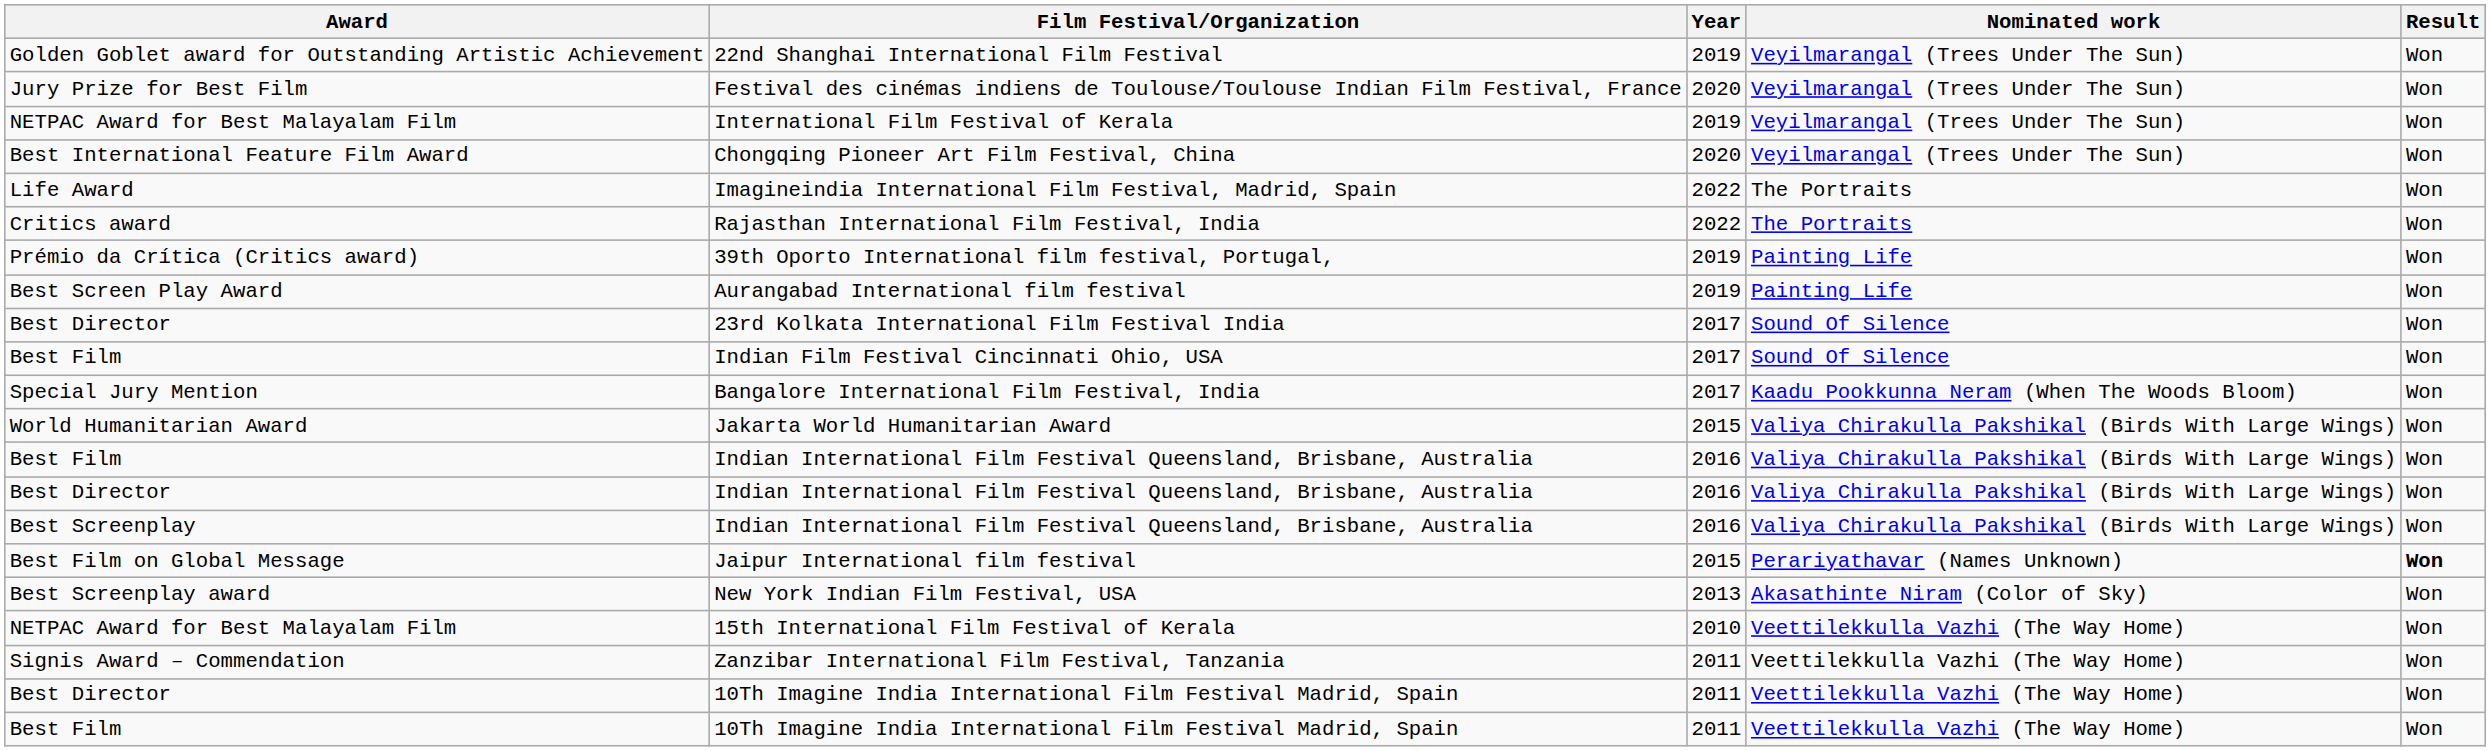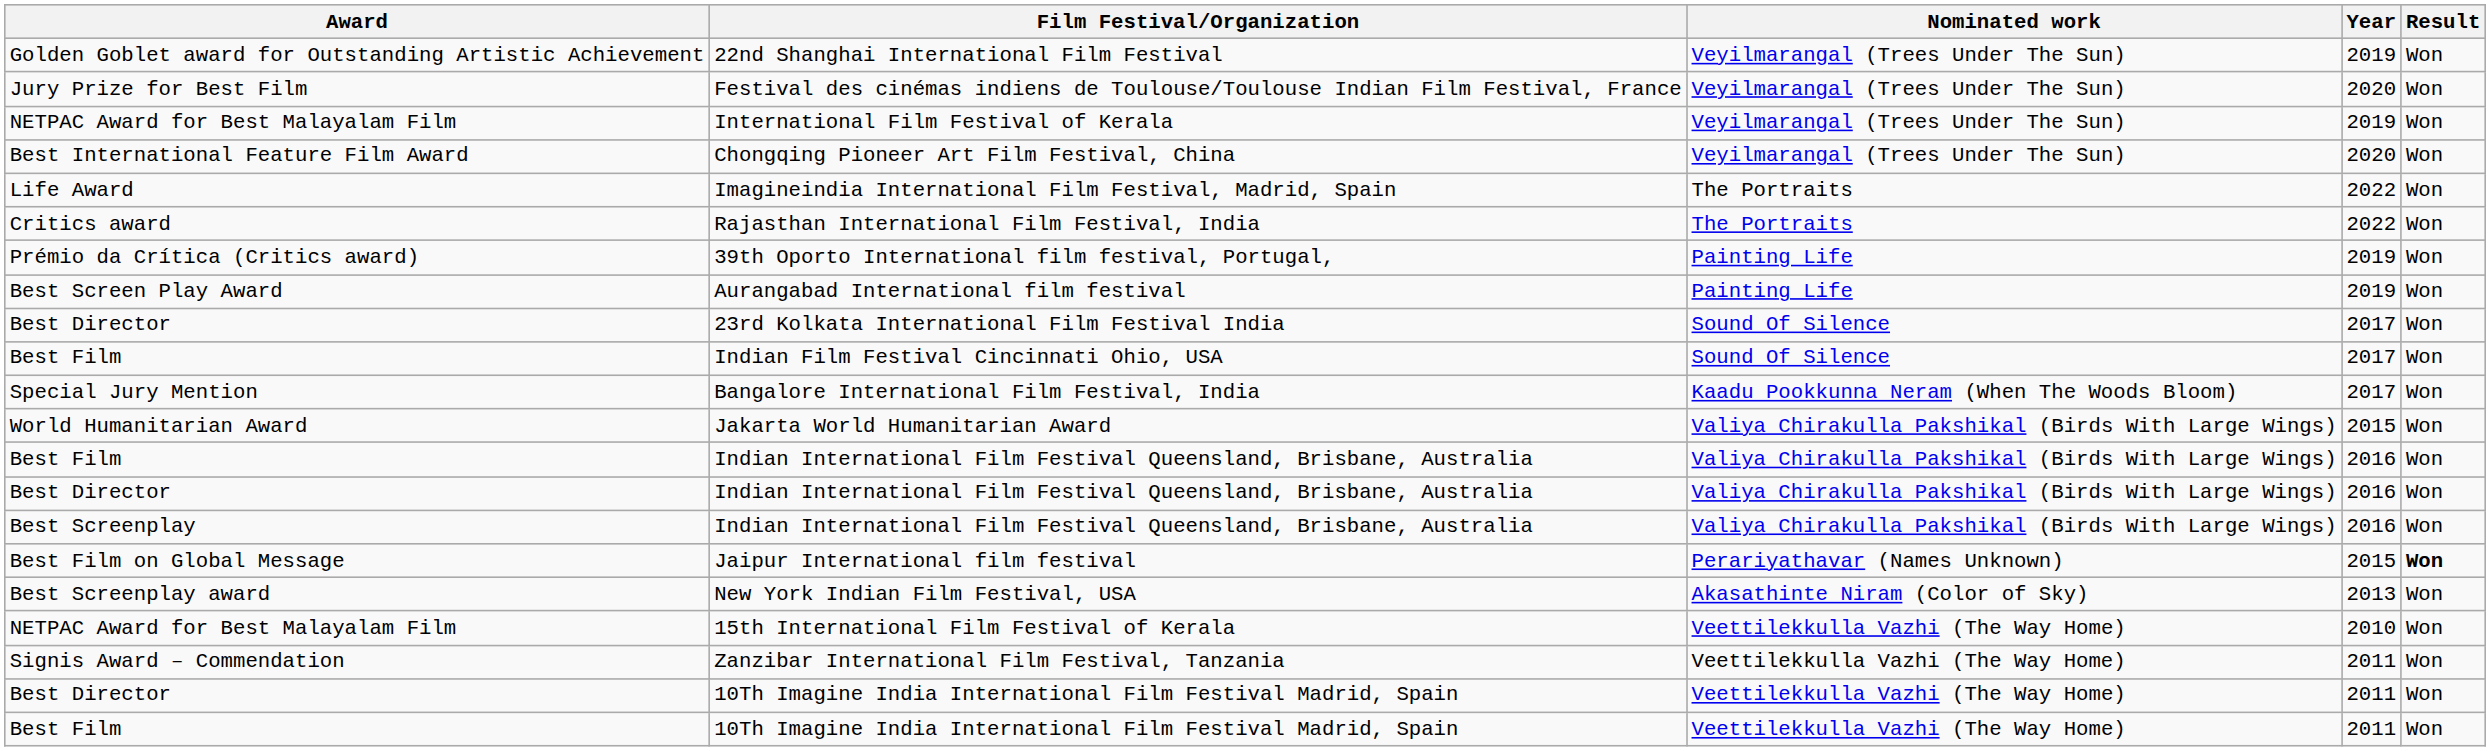columns swapped: (1716, 22) <-> (2074, 22)
